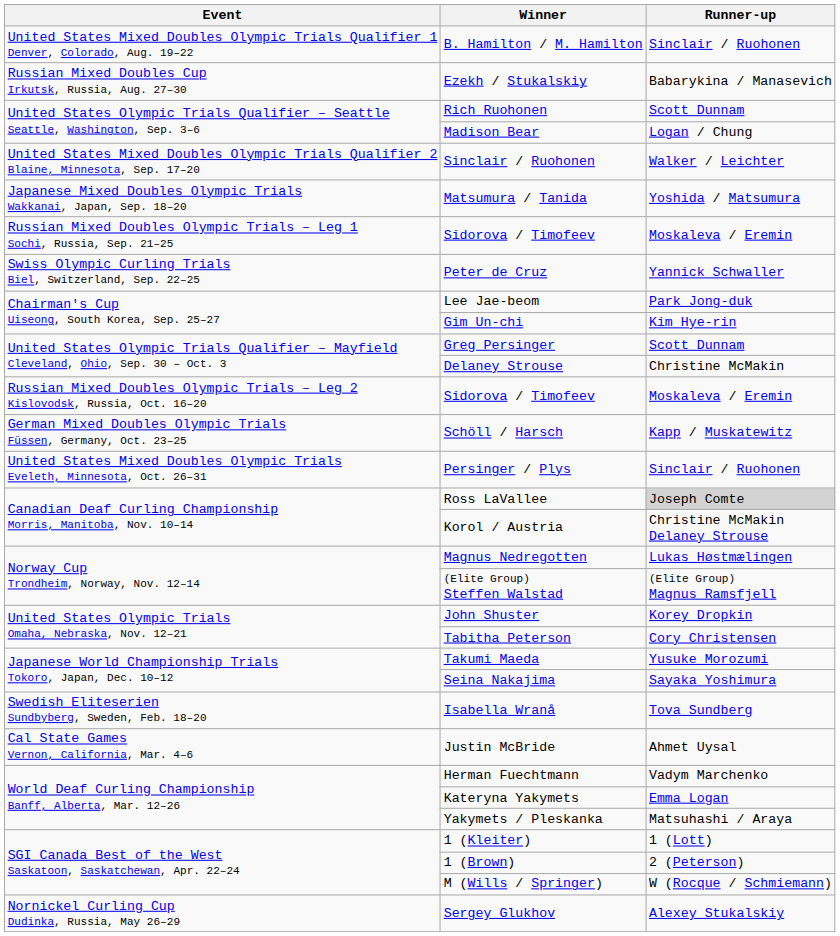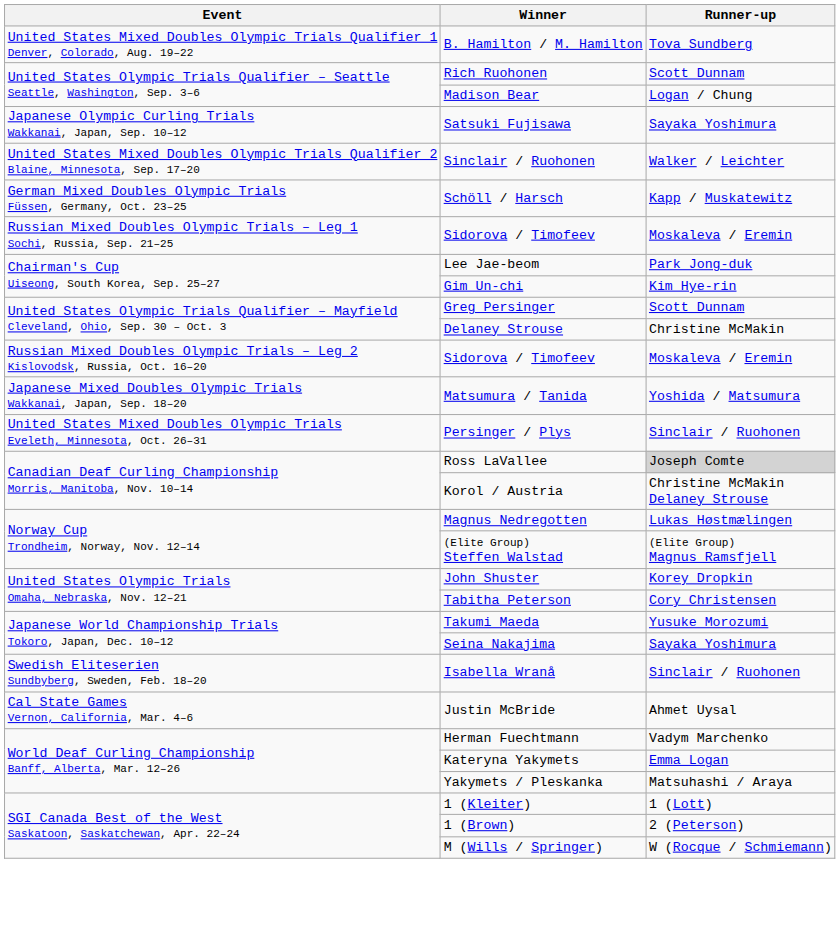(725, 45) Sinclair / Ruohonen -> (701, 45) Tova Sundberg
- row: (107, 81)
+ row: (131, 124)
rows swapped: (155, 198) <-> (147, 432)
- row: (119, 272)
(701, 710) Tova Sundberg -> (725, 673) Sinclair / Ruohonen
- row: (94, 913)
